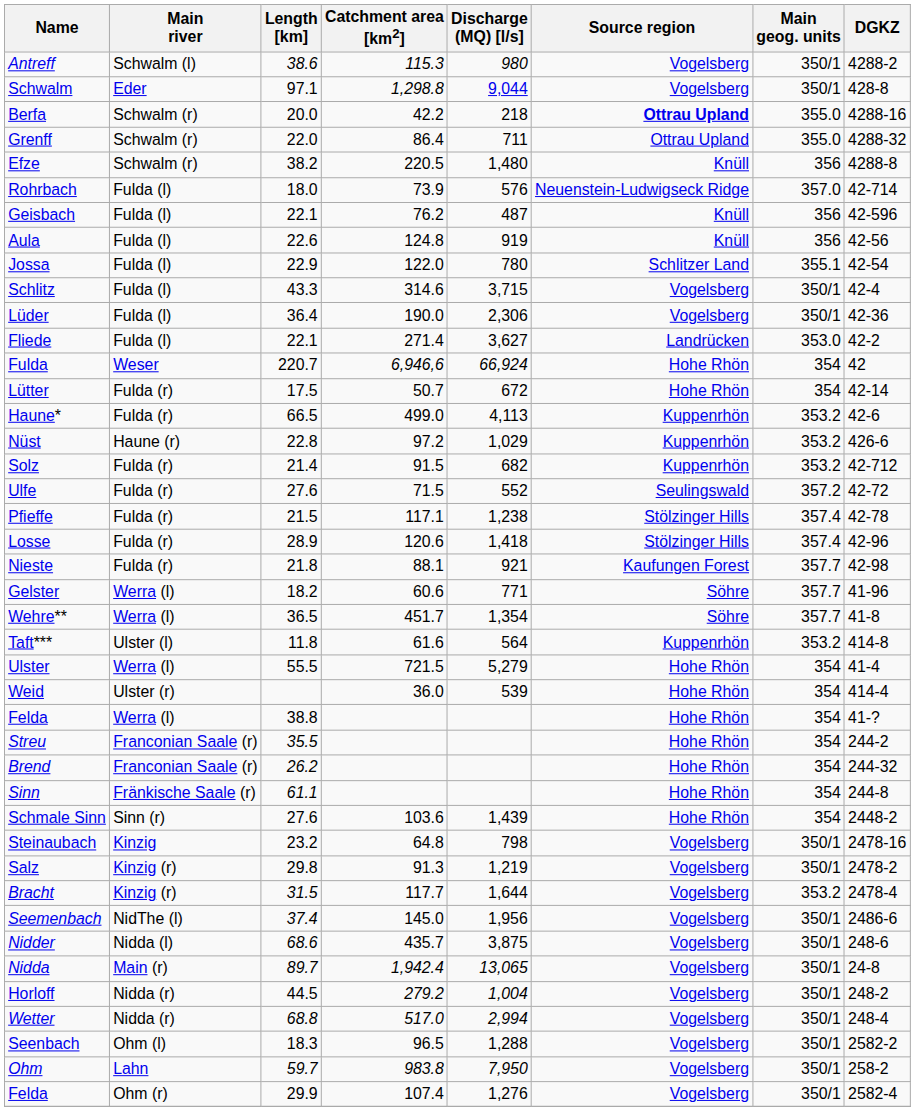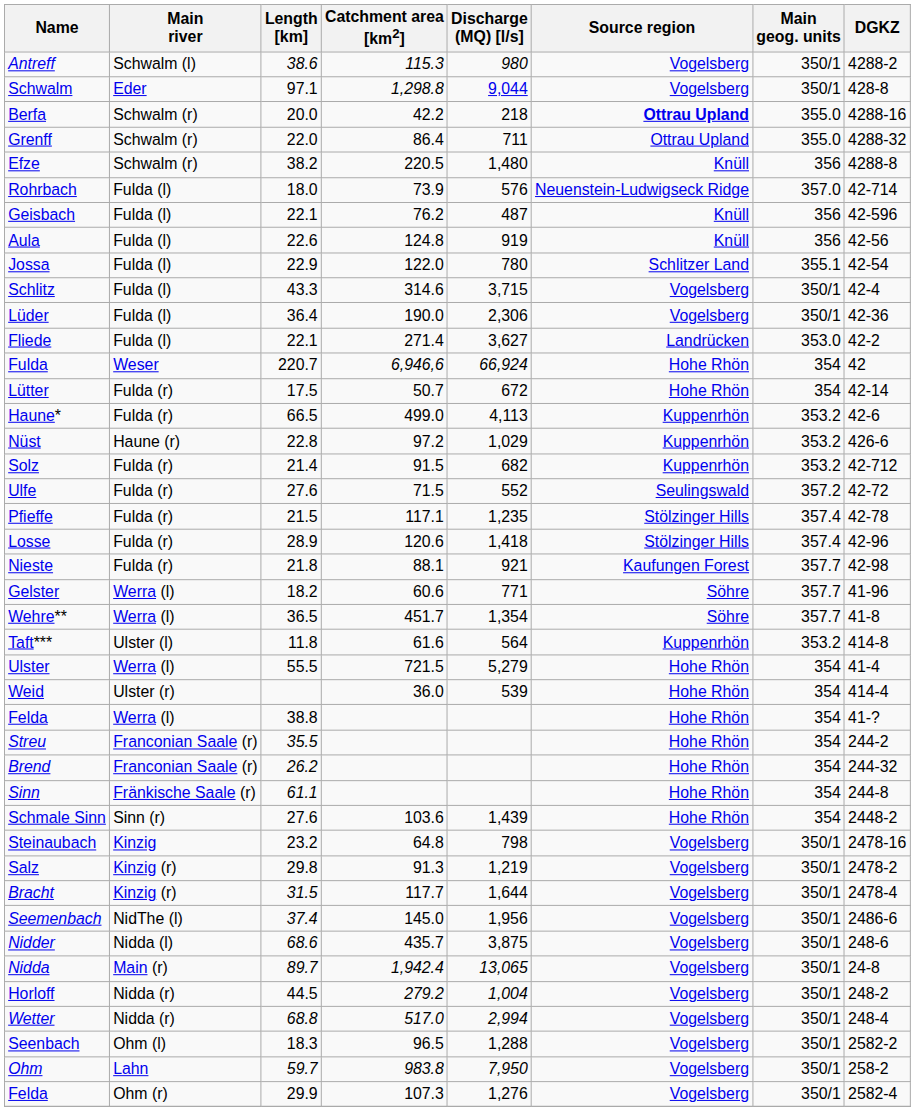(508, 516) 1,238 -> (508, 516) 1,235
(821, 893) 353.2 -> (821, 893) 350/1
(424, 1094) 107.4 -> (424, 1094) 107.3
